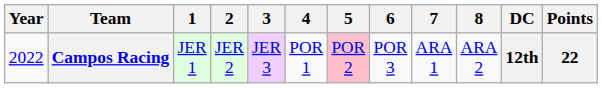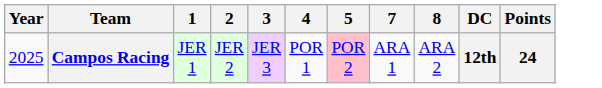- column: (390, 18)
(26, 57) 2022 -> (26, 57) 2025
(570, 57) 22 -> (528, 57) 24
